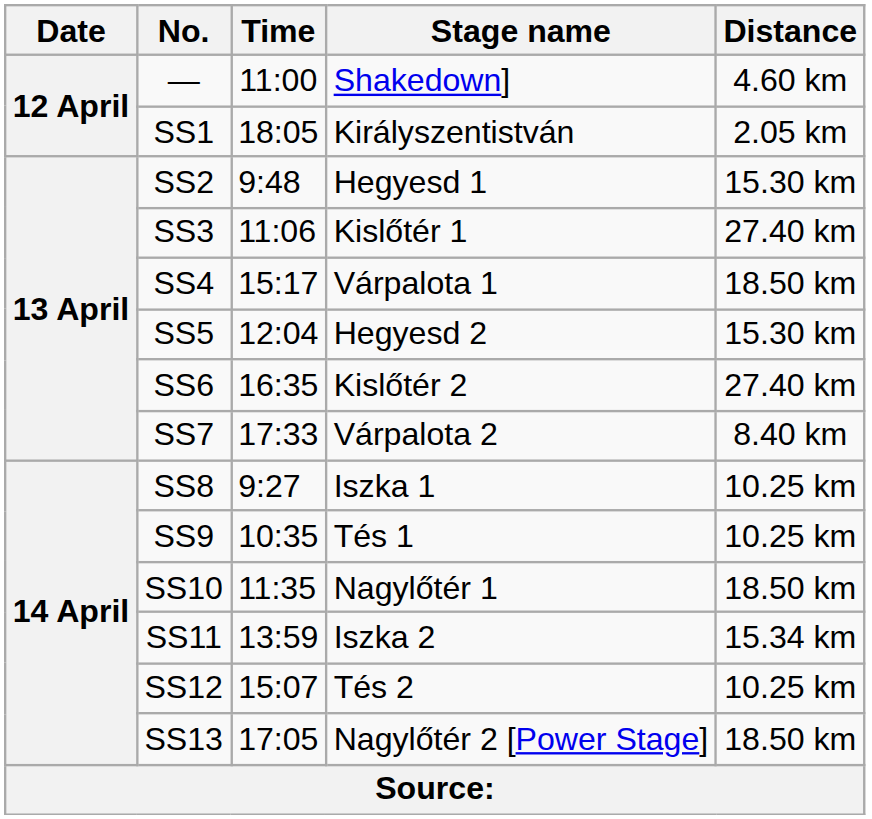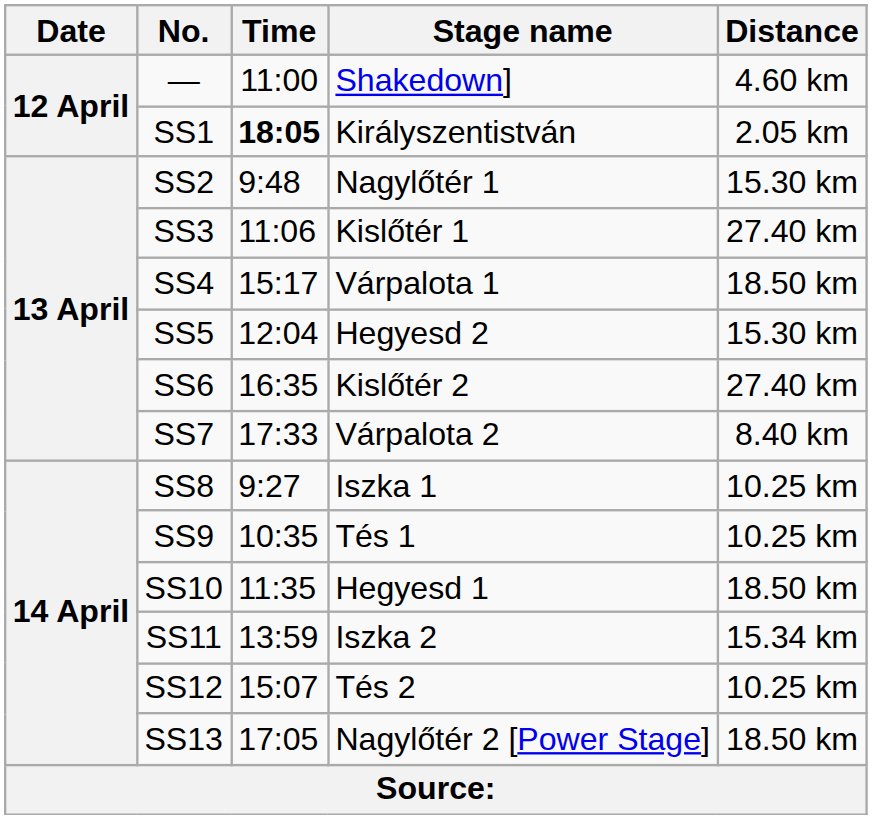(278, 131) normal -> (279, 131) bold
(410, 182) Hegyesd 1 -> (417, 182) Nagylőtér 1
(416, 587) Nagylőtér 1 -> (412, 587) Hegyesd 1
